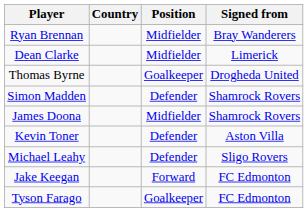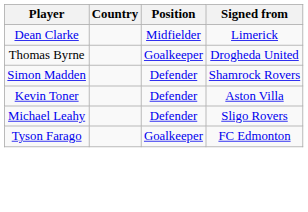- row: (47, 34)
- row: (47, 116)
- row: (47, 177)
